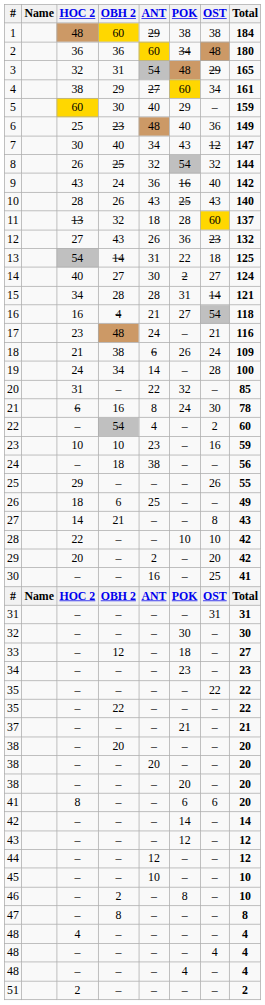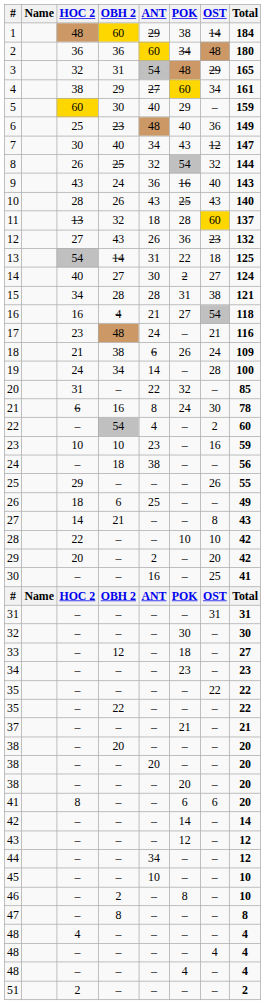(215, 32) 38 -> (215, 32) 14
(245, 182) 142 -> (245, 182) 143
(215, 295) 14 -> (215, 295) 38
(154, 858) 12 -> (154, 858) 34
